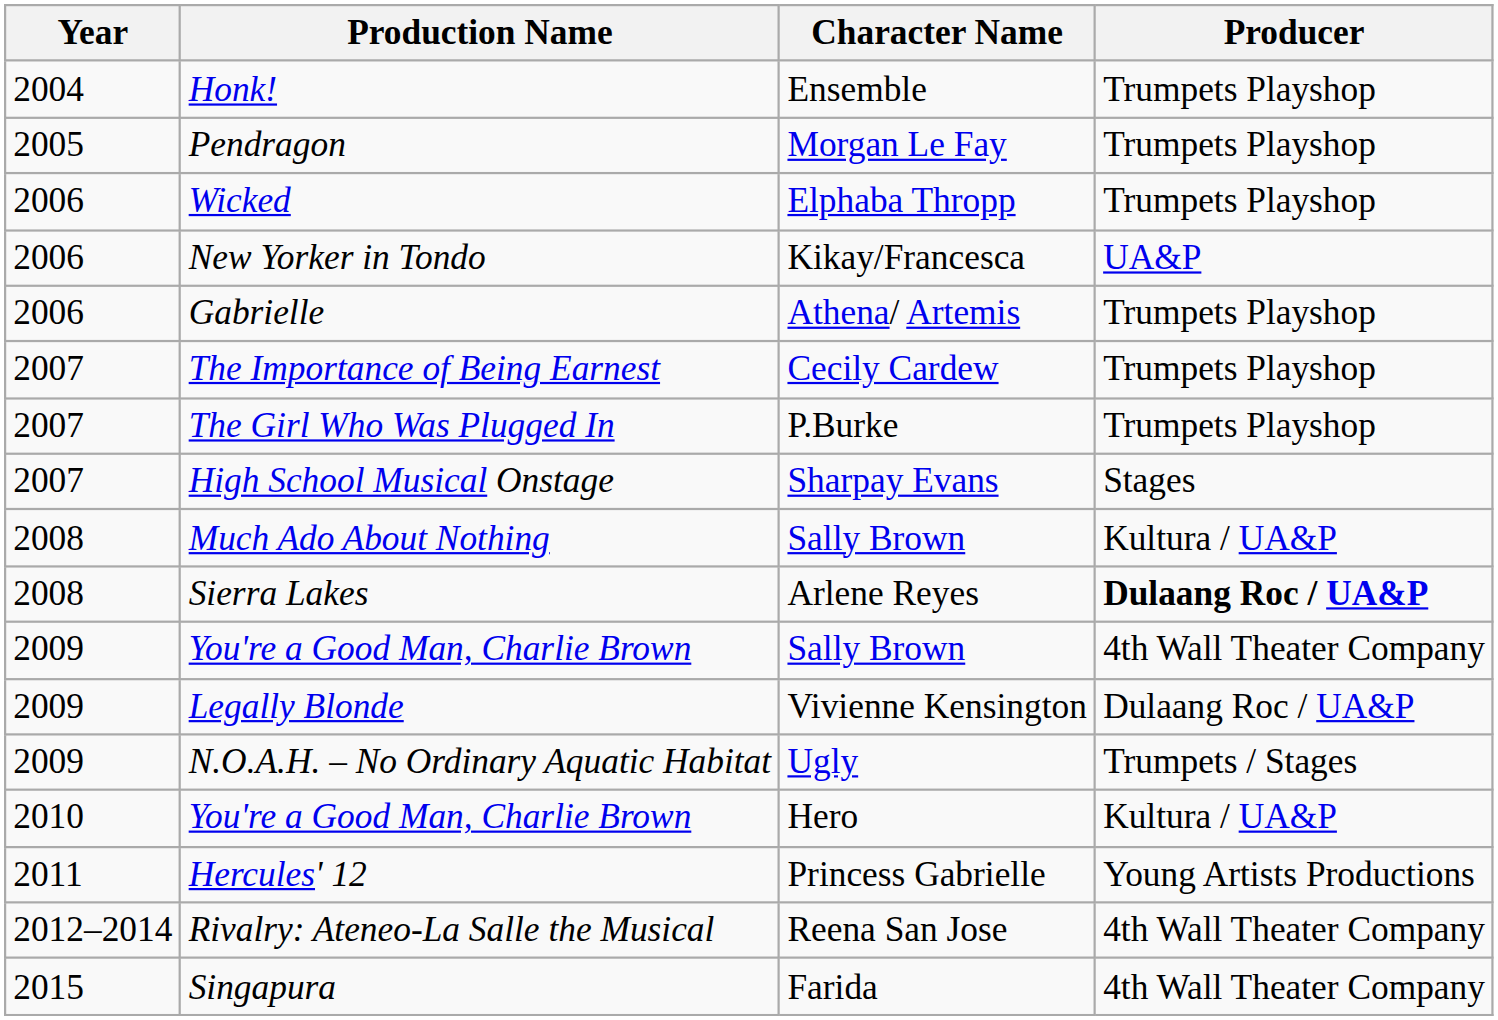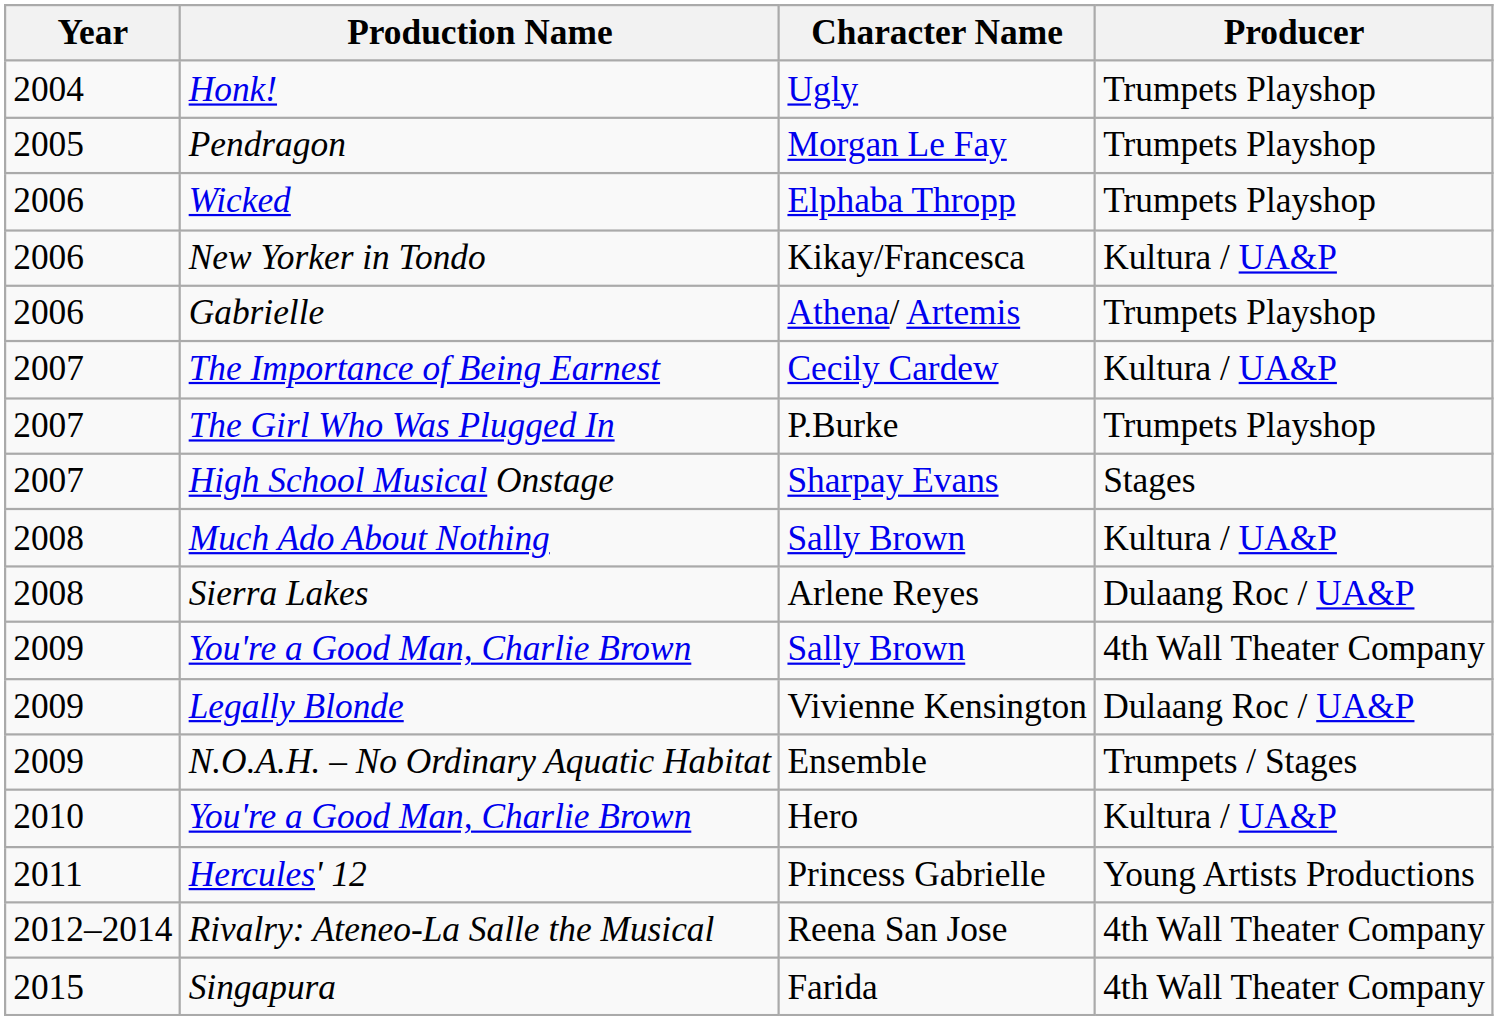(857, 88) Ensemble -> (823, 88) Ugly
(1152, 256) UA&P -> (1220, 256) Kultura / UA&P
(1240, 369) Trumpets Playshop -> (1220, 369) Kultura / UA&P
(1266, 593) bold -> (1259, 593) normal
(823, 761) Ugly -> (857, 761) Ensemble
